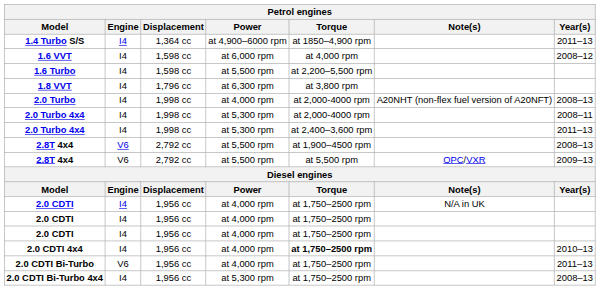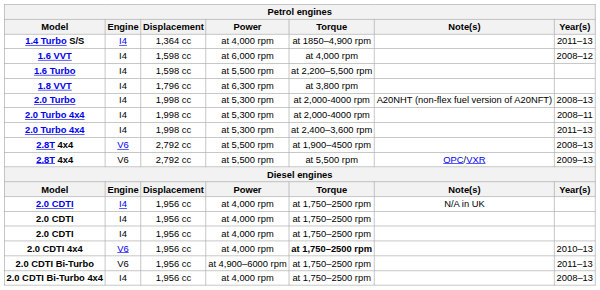(247, 42) at 4,900–6000 rpm -> (247, 42) at 4,000 rpm
(247, 101) at 4,000 rpm -> (247, 101) at 5,300 rpm
(123, 249) I4 -> (123, 249) V6
(247, 263) at 4,000 rpm -> (247, 263) at 4,900–6000 rpm
(247, 278) at 5,300 rpm -> (247, 278) at 4,000 rpm
